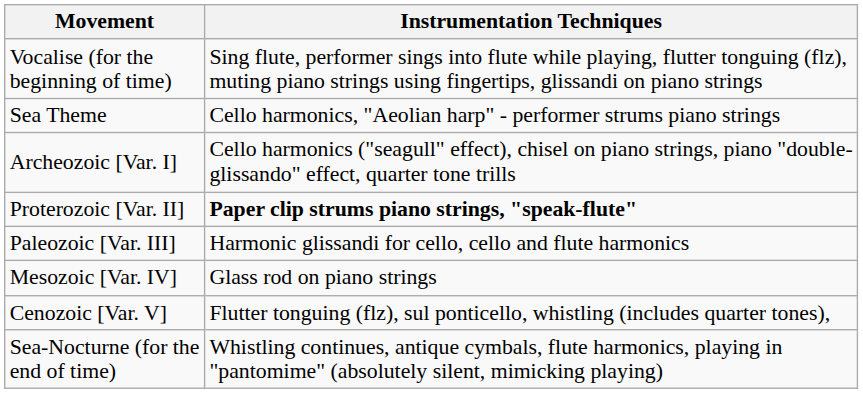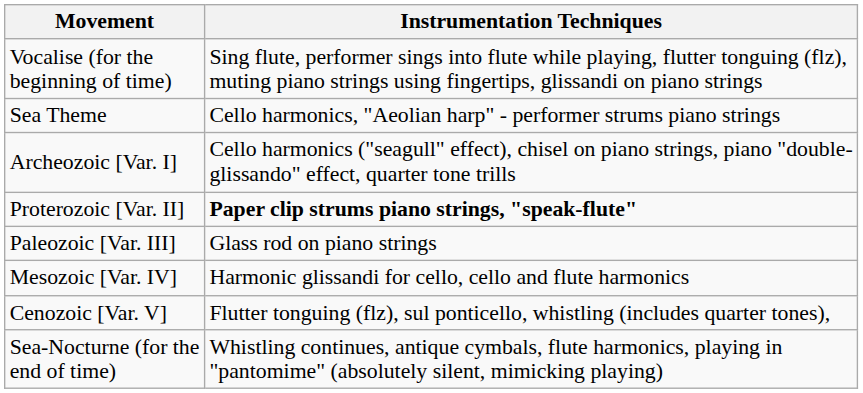(449, 243) Harmonic glissandi for cello, cello and flute harmonics -> (323, 243) Glass rod on piano strings
(323, 277) Glass rod on piano strings -> (449, 277) Harmonic glissandi for cello, cello and flute harmonics
